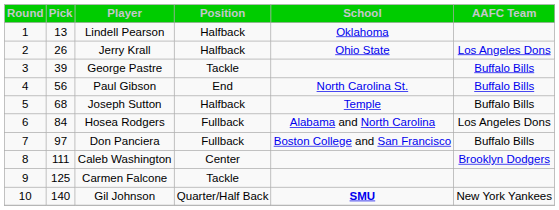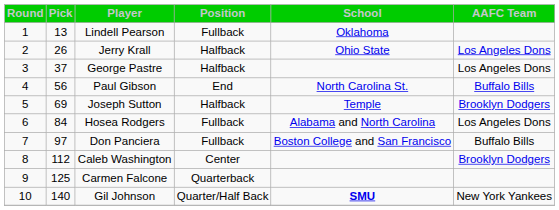(223, 31) Halfback -> (223, 31) Fullback
(61, 68) 39 -> (61, 68) 37
(223, 68) Tackle -> (223, 68) Halfback
(504, 68) Buffalo Bills -> (504, 68) Los Angeles Dons
(61, 104) 68 -> (61, 104) 69
(504, 104) Buffalo Bills -> (504, 104) Brooklyn Dodgers
(61, 159) 111 -> (61, 159) 112
(223, 178) Tackle -> (223, 178) Quarterback
